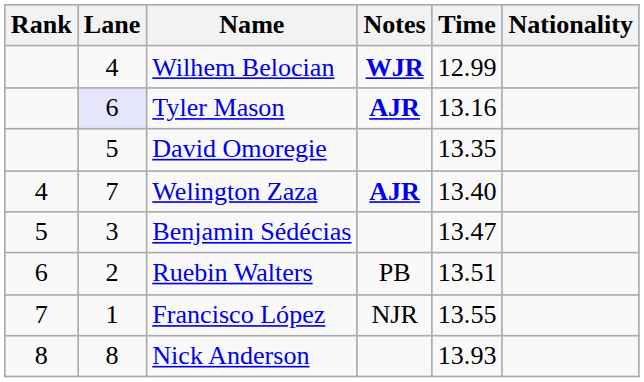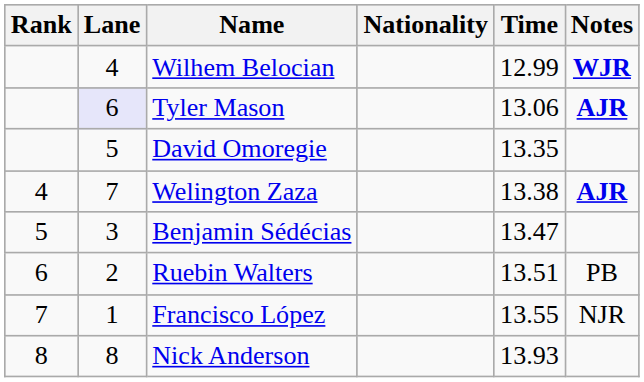columns swapped: (571, 25) <-> (395, 25)
(467, 107) 13.16 -> (529, 107) 13.06
(467, 190) 13.40 -> (529, 190) 13.38
